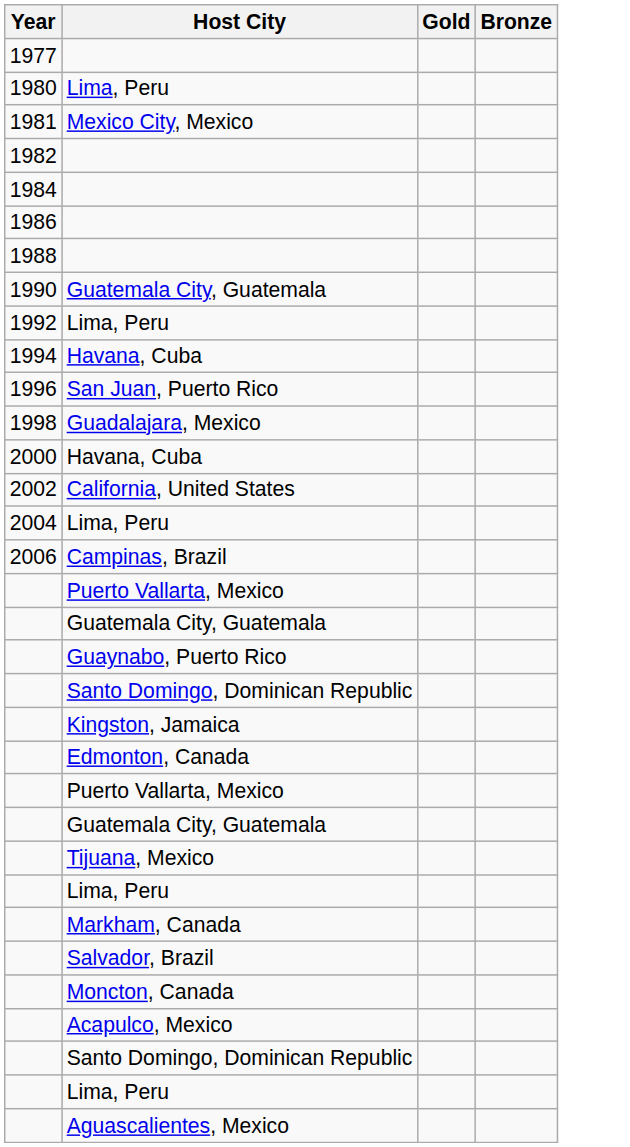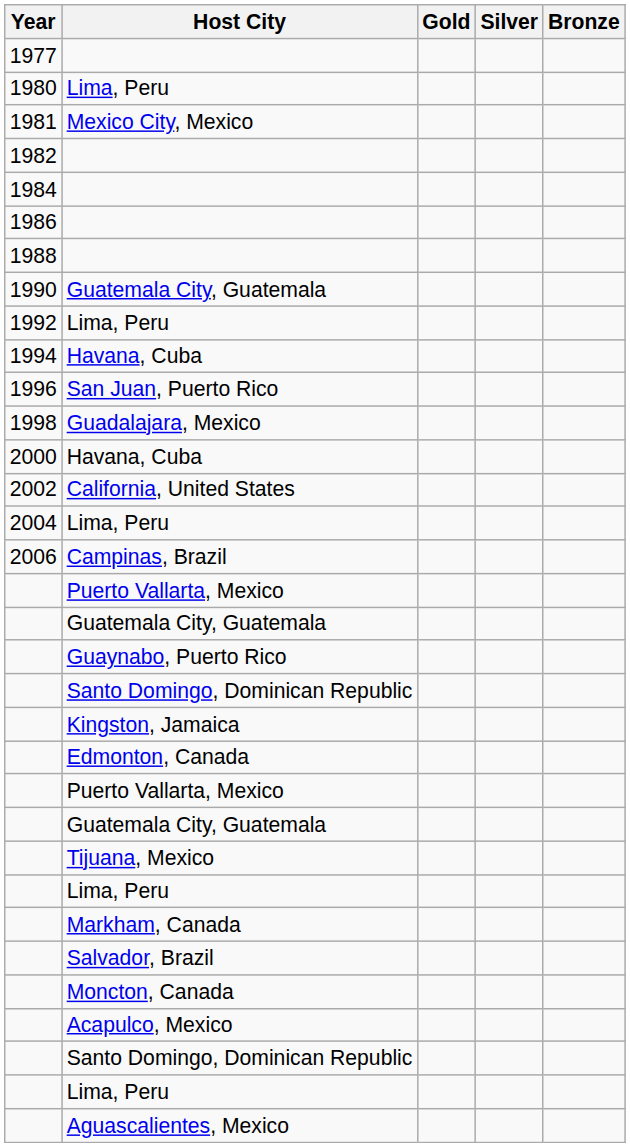+ column: (509, 22)
